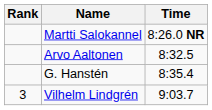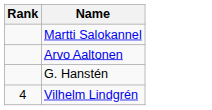- column: (176, 14)
(23, 94) 3 -> (23, 94) 4
